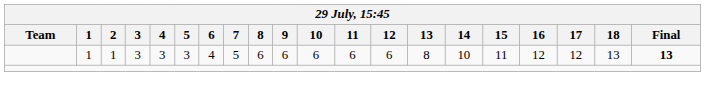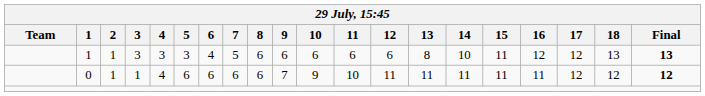+ row: (88, 75)
